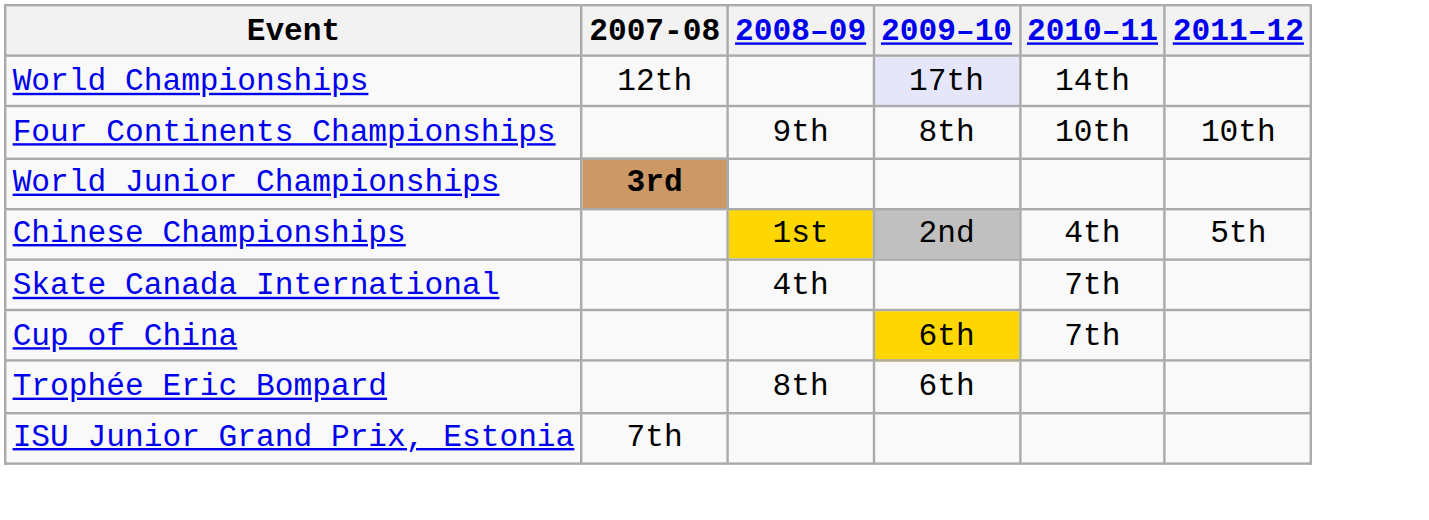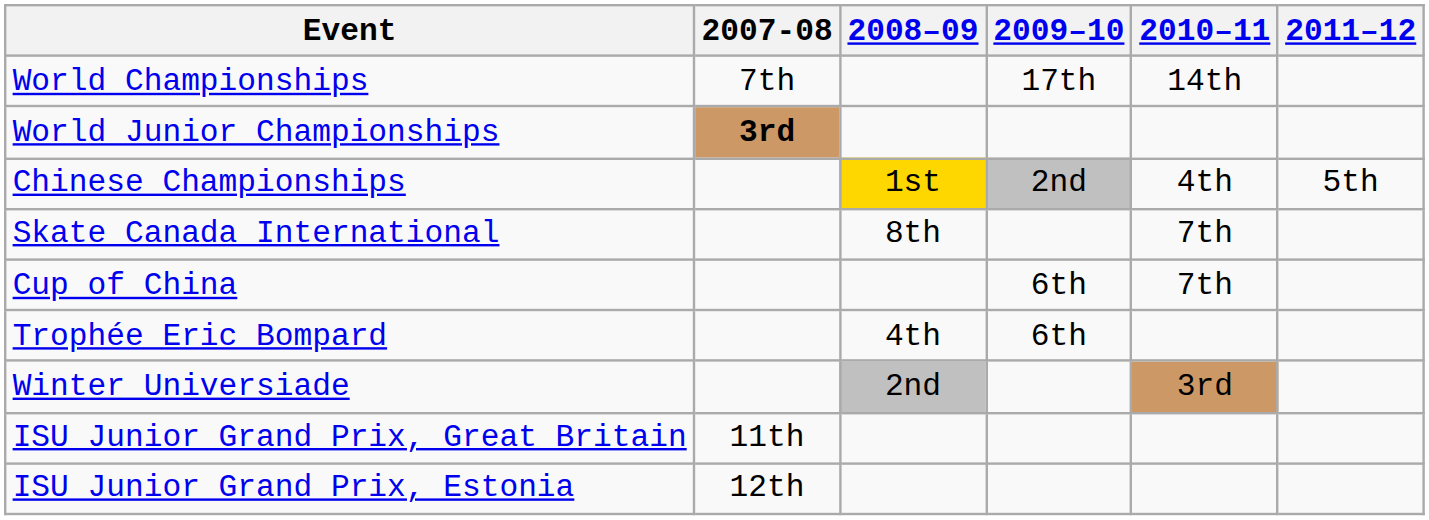(655, 81) 12th -> (767, 81) 7th
(947, 81) lavender background -> (1059, 81) no background
- row: (284, 132)
(801, 285) 4th -> (913, 234) 8th
(947, 336) gold background -> (1059, 285) no background
(801, 387) 8th -> (913, 336) 4th
+ row: (181, 387)
+ row: (350, 437)
(655, 437) 7th -> (767, 488) 12th
